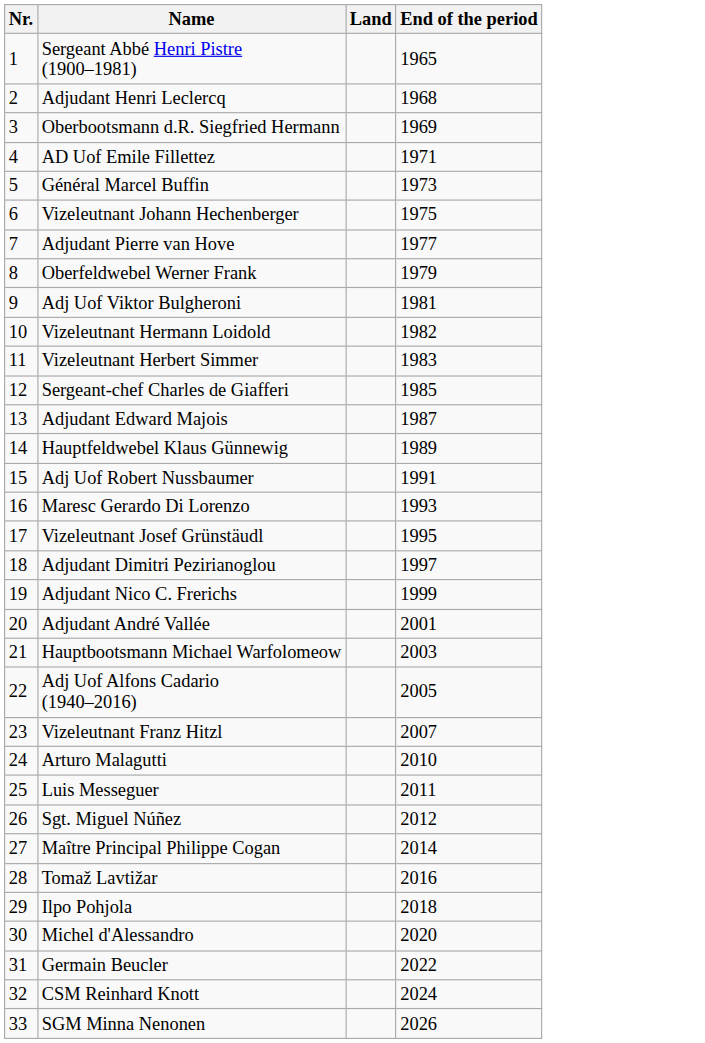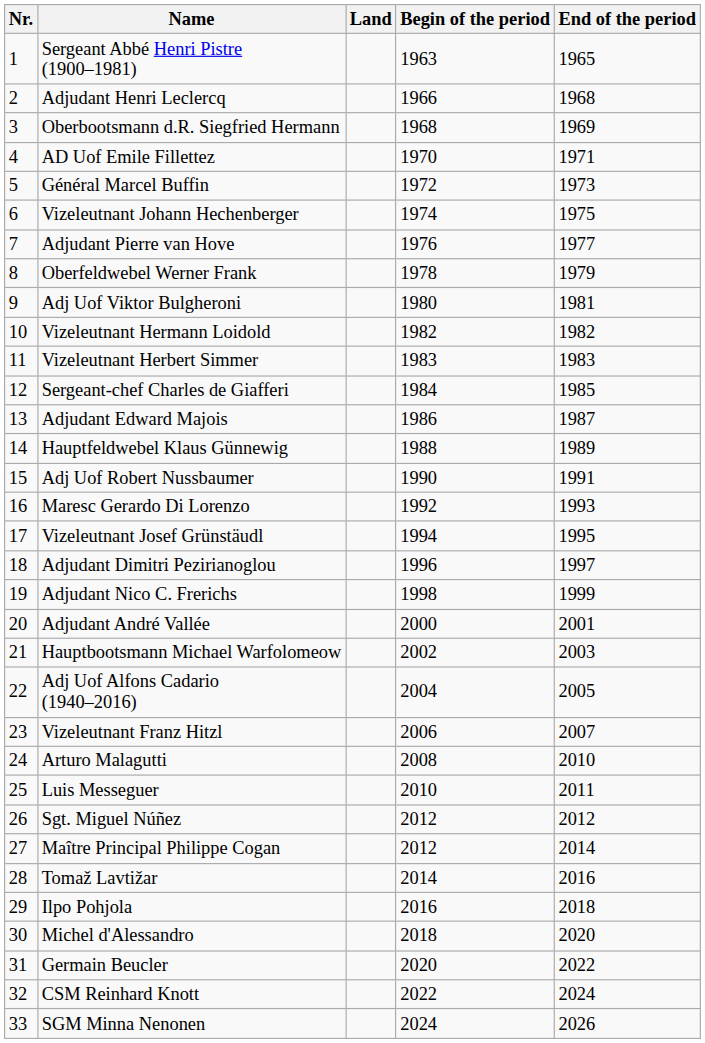+ column: (475, 19)
